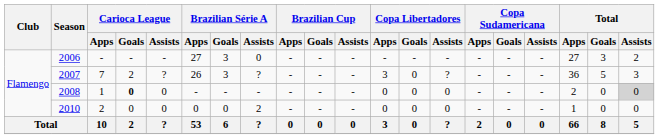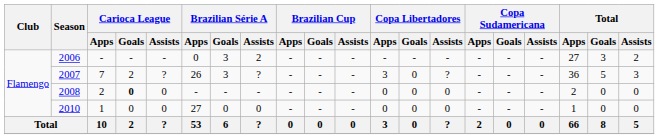(196, 58) 27 -> (196, 58) 0
(259, 58) 0 -> (259, 58) 2
(102, 91) 1 -> (102, 91) 2
(636, 91) lightgrey background -> (636, 91) no background
(102, 108) 2 -> (102, 108) 1
(196, 108) 0 -> (196, 108) 27
(259, 108) 2 -> (259, 108) 0
